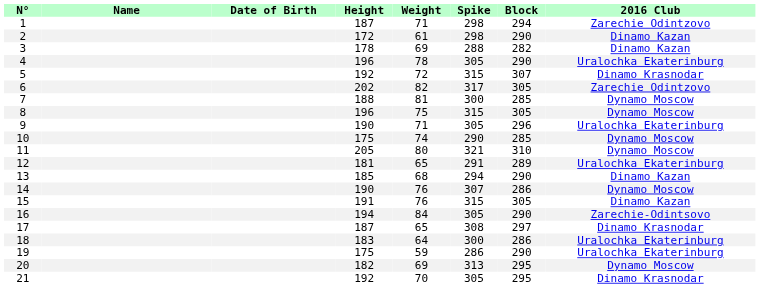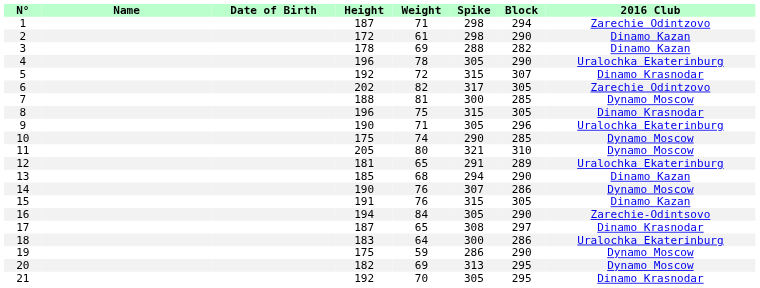(650, 112) Dynamo Moscow -> (650, 112) Dinamo Krasnodar
(650, 253) Uralochka Ekaterinburg -> (650, 253) Dynamo Moscow
